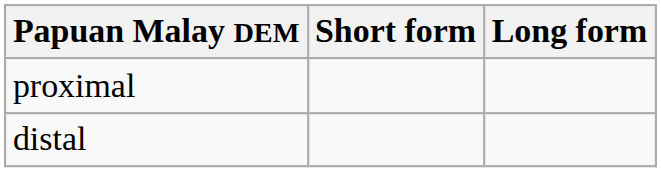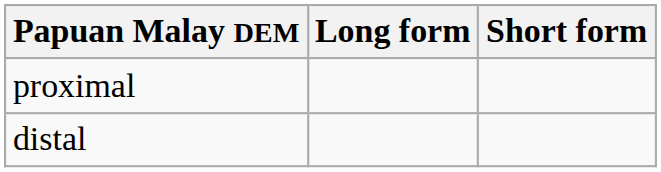columns swapped: (569, 31) <-> (396, 31)
